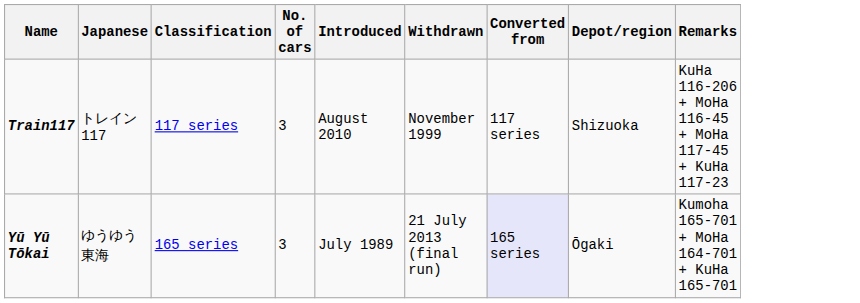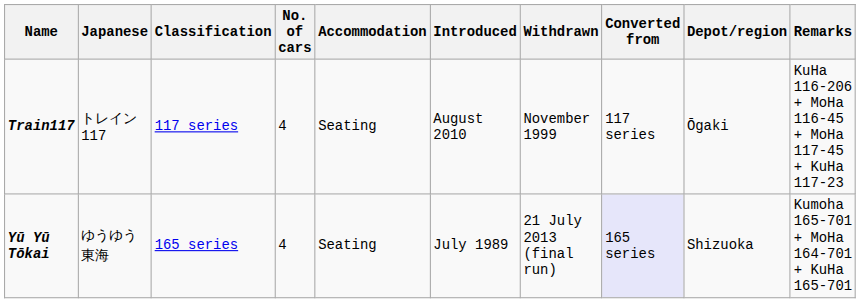+ column: (372, 32)
(282, 127) 3 -> (282, 127) 4
(605, 127) Shizuoka -> (708, 127) Ōgaki
(282, 246) 3 -> (282, 246) 4
(593, 246) Ōgaki -> (720, 246) Shizuoka
